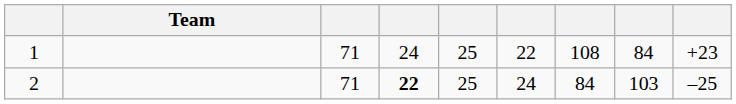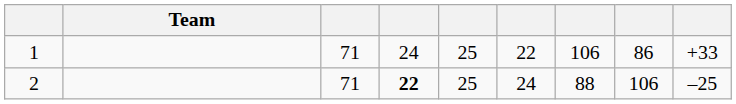(585, 51) 108 -> (585, 51) 106
(644, 51) 84 -> (644, 51) 86
(702, 51) +23 -> (702, 51) +33
(585, 83) 84 -> (585, 83) 88
(644, 83) 103 -> (644, 83) 106
